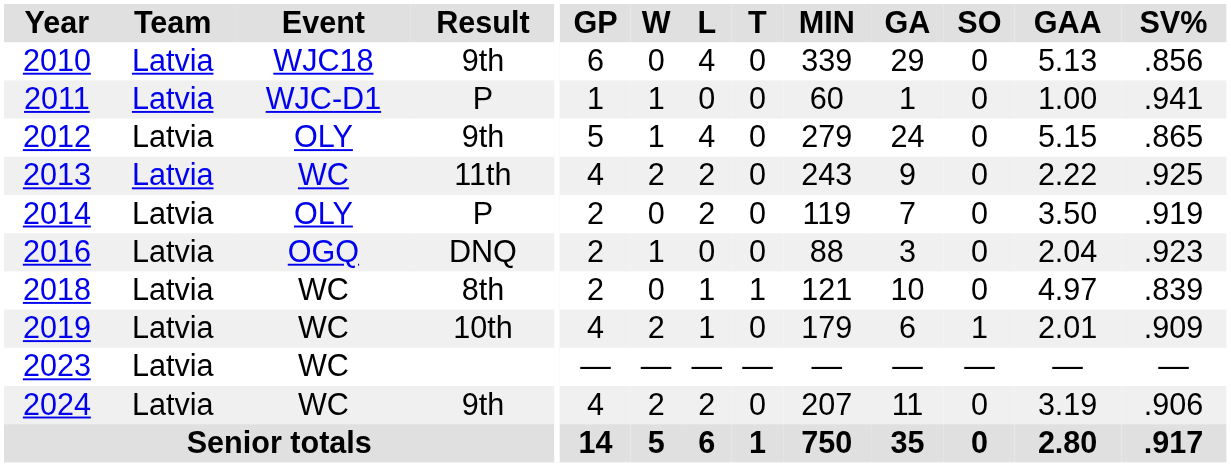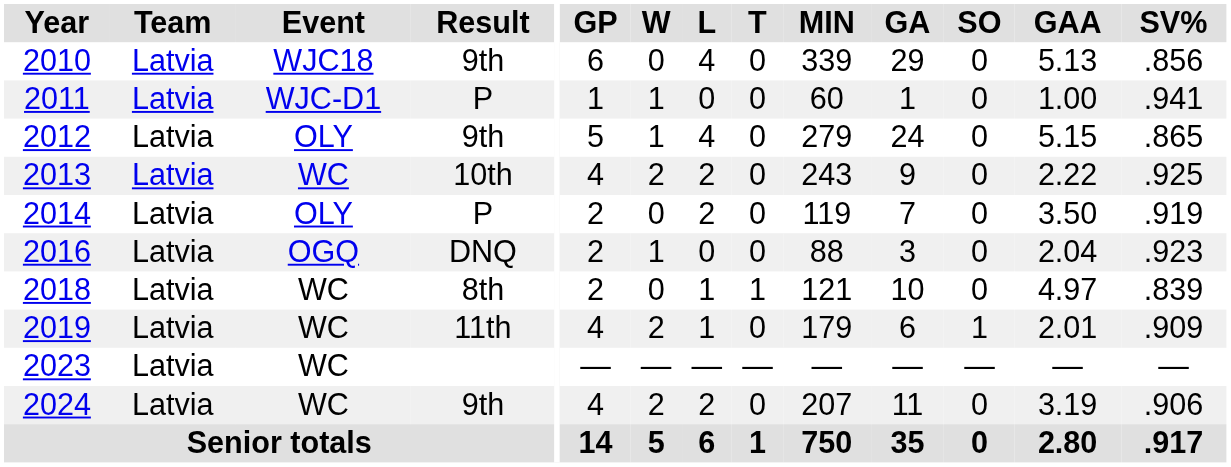(483, 175) 11th -> (483, 175) 10th
(483, 328) 10th -> (483, 328) 11th
